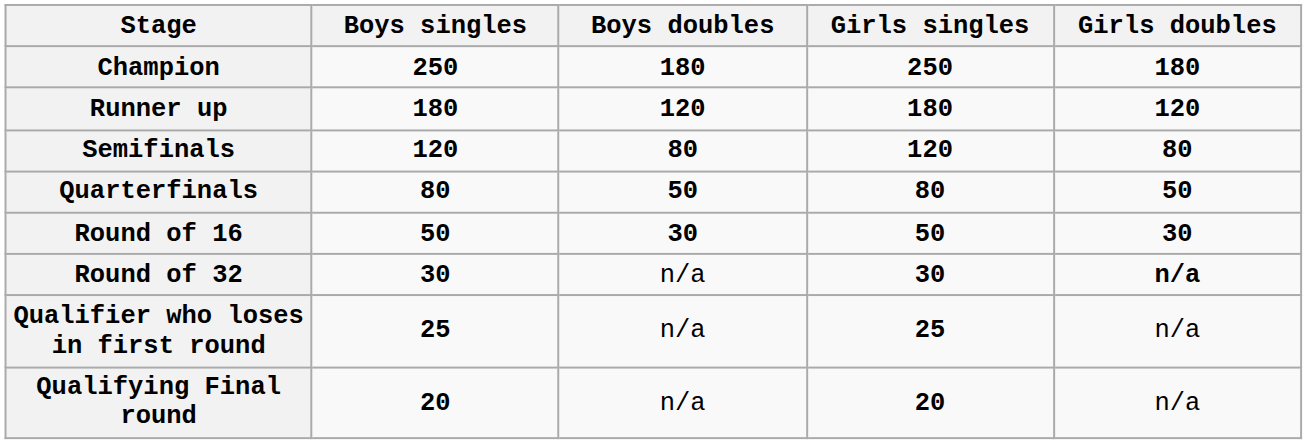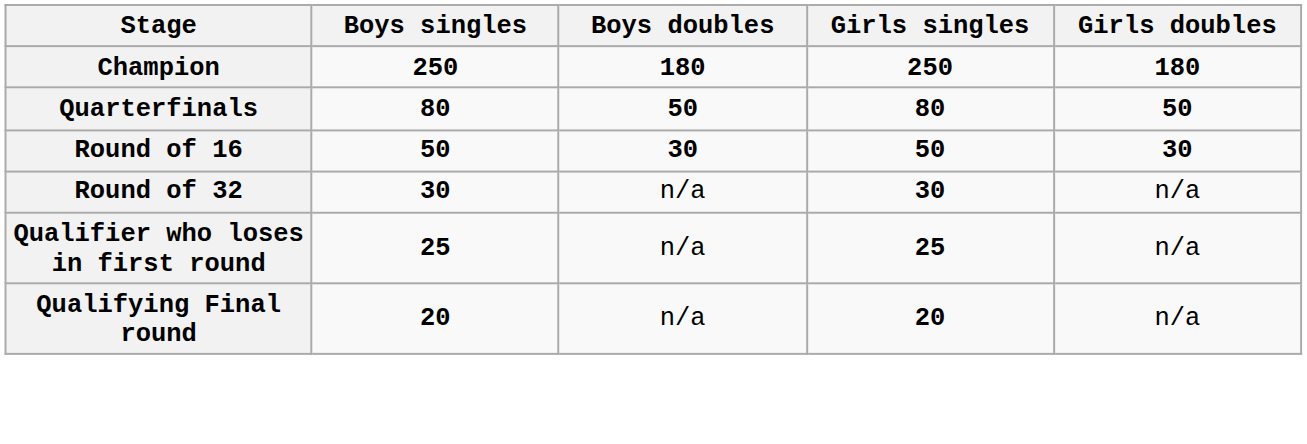- row: (159, 109)
- row: (159, 150)
(1177, 275) bold -> (1177, 192) normal
